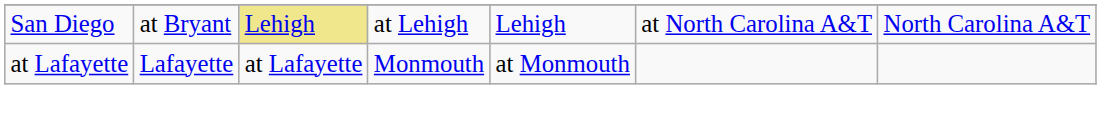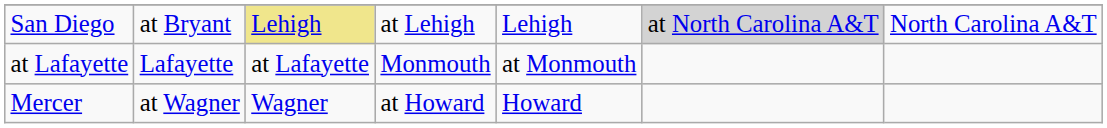(757, 24) no background -> (763, 24) lightgrey background
+ row: (46, 102)
